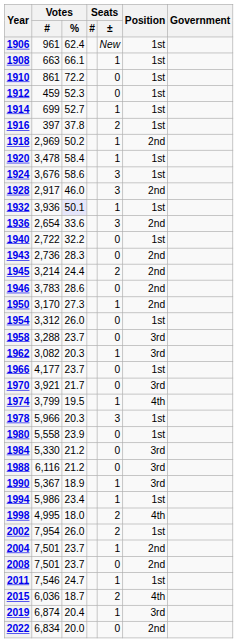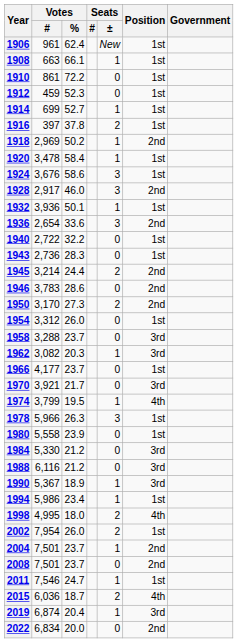(74, 207) lavender background -> (74, 207) no background
(157, 256) 2nd -> (158, 256) 1st
(117, 304) 1 -> (117, 304) 2
(74, 418) 20.3 -> (74, 418) 26.3
